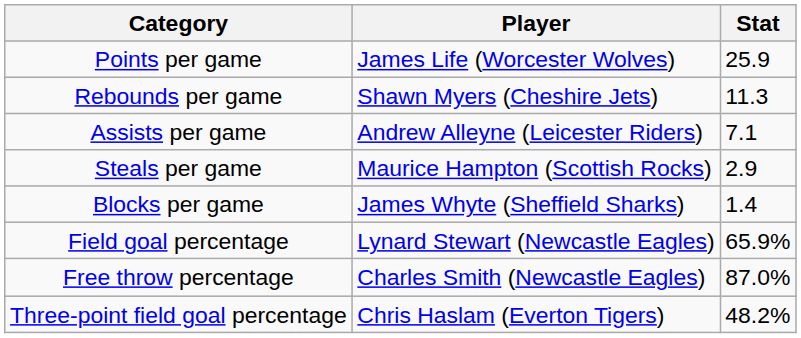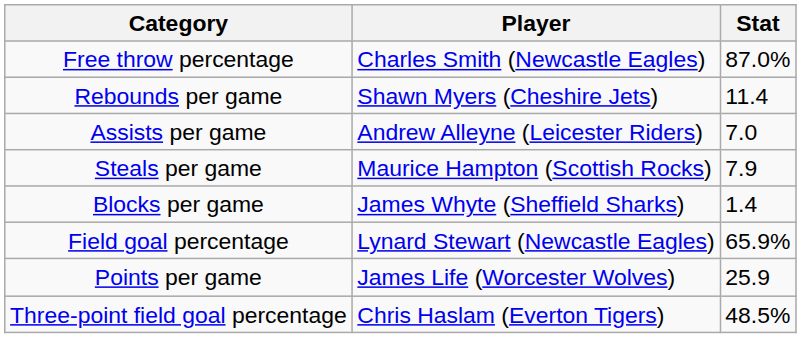rows swapped: (178, 59) <-> (178, 277)
(747, 96) 11.3 -> (747, 96) 11.4
(741, 132) 7.1 -> (741, 132) 7.0
(741, 168) 2.9 -> (741, 168) 7.9
(758, 314) 48.2% -> (758, 314) 48.5%
